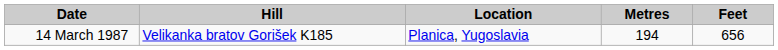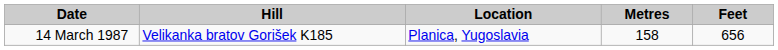(647, 35) 194 -> (647, 35) 158
